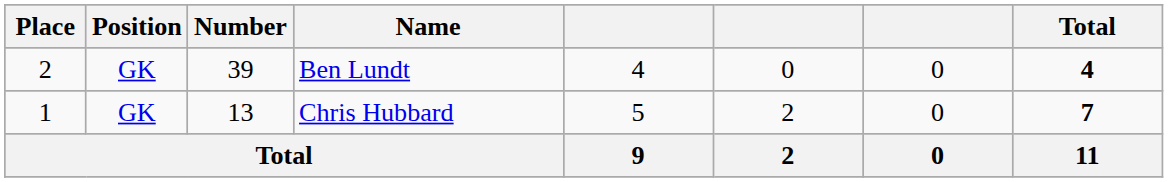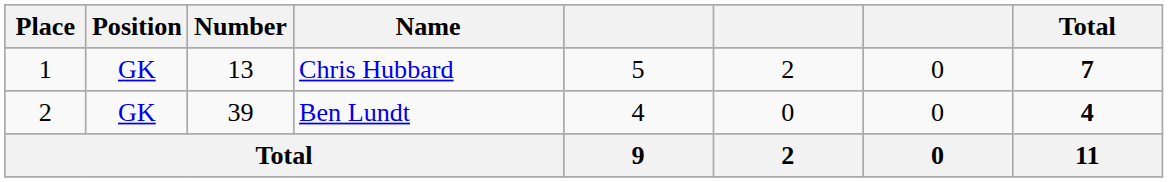rows swapped: (376, 112) <-> (355, 69)
